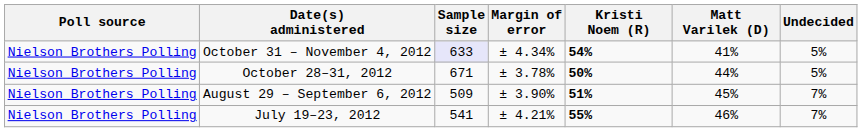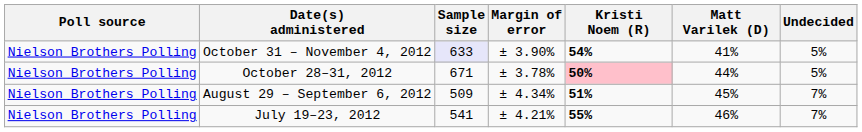(527, 52) ± 4.34% -> (527, 52) ± 3.90%
(580, 73) no background -> (580, 73) pink background
(527, 95) ± 3.90% -> (527, 95) ± 4.34%
